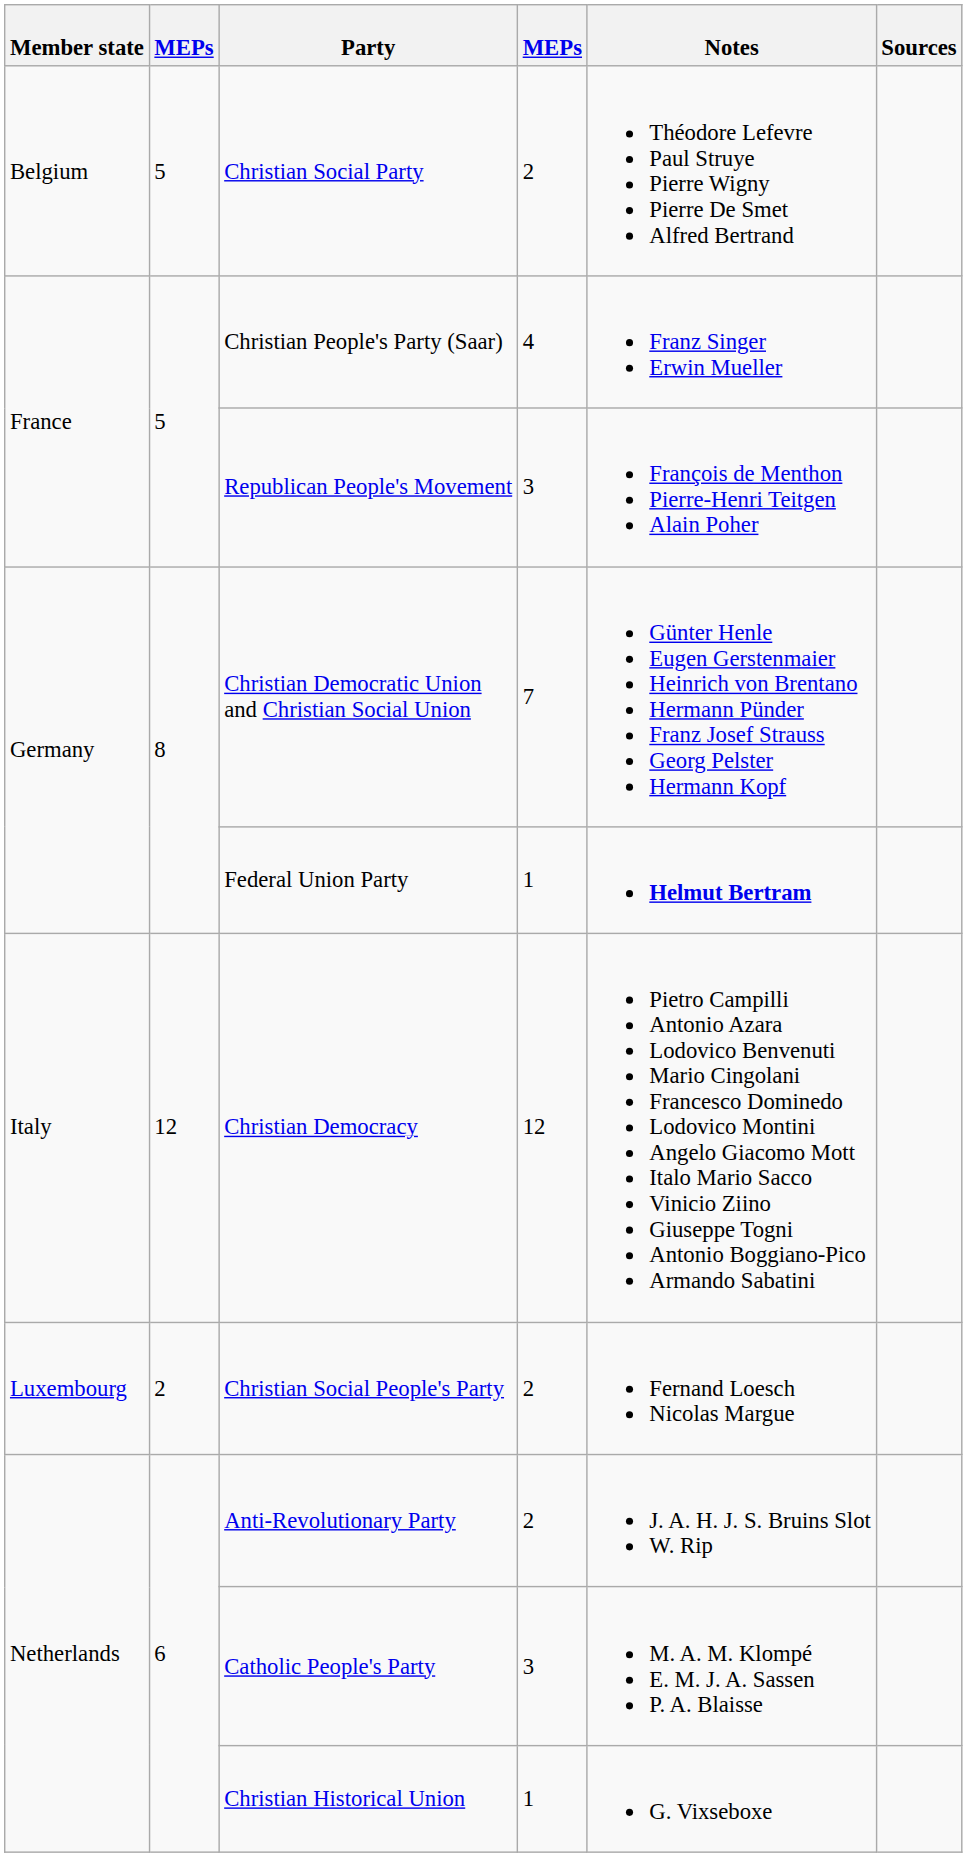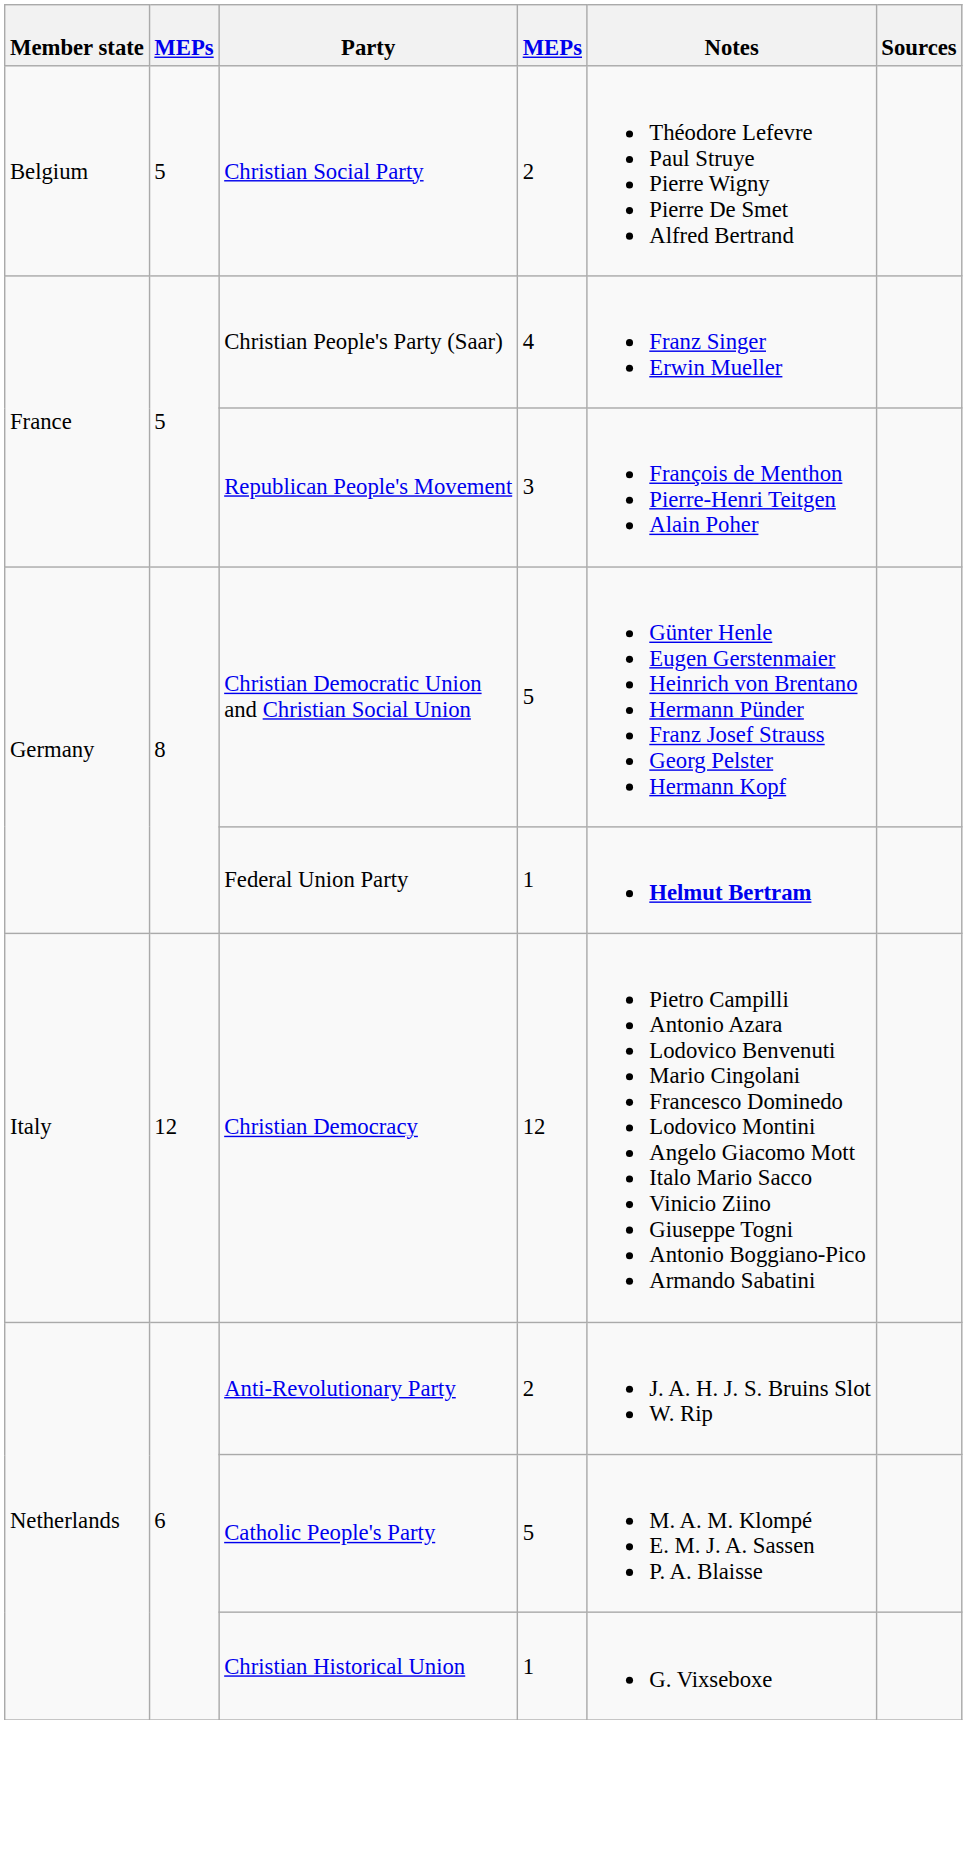(528, 696) 7 -> (528, 696) 5
- row: (364, 1388)
(528, 1665) 3 -> (528, 1533) 5
